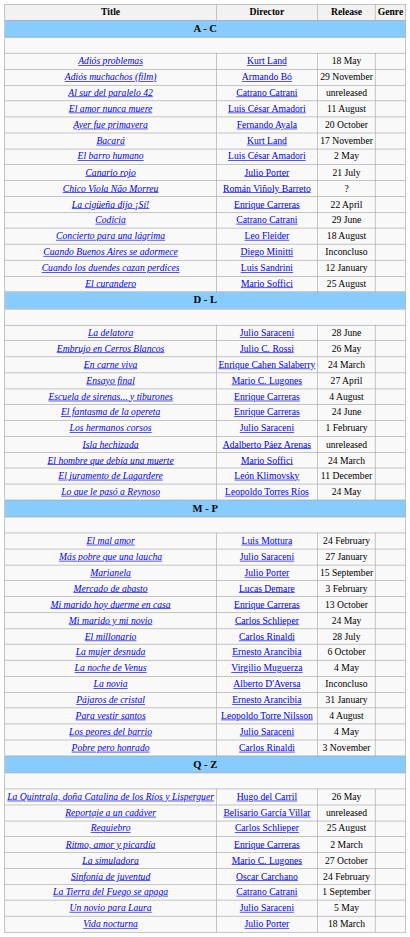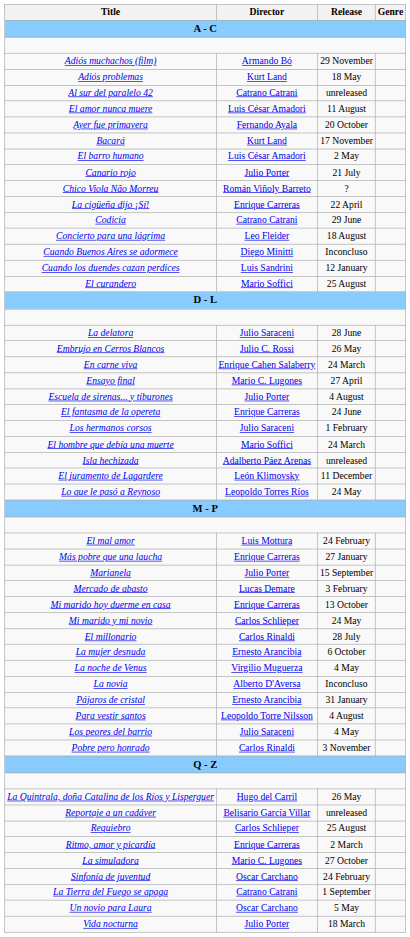rows swapped: (111, 61) <-> (111, 77)
(267, 397) Enrique Carreras -> (267, 397) Julio Porter
rows swapped: (111, 460) <-> (111, 444)
(267, 557) Julio Saraceni -> (267, 557) Enrique Carreras
(267, 908) Julio Saraceni -> (267, 908) Oscar Carchano
